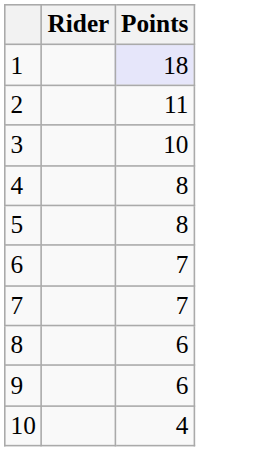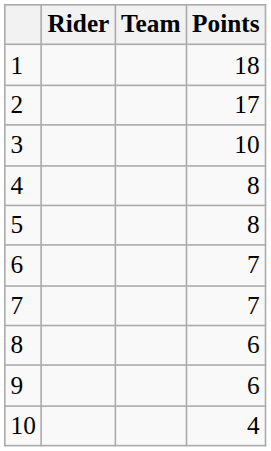+ column: (151, 24)
(176, 64) lavender background -> (247, 64) no background
(176, 104) 11 -> (247, 104) 17
